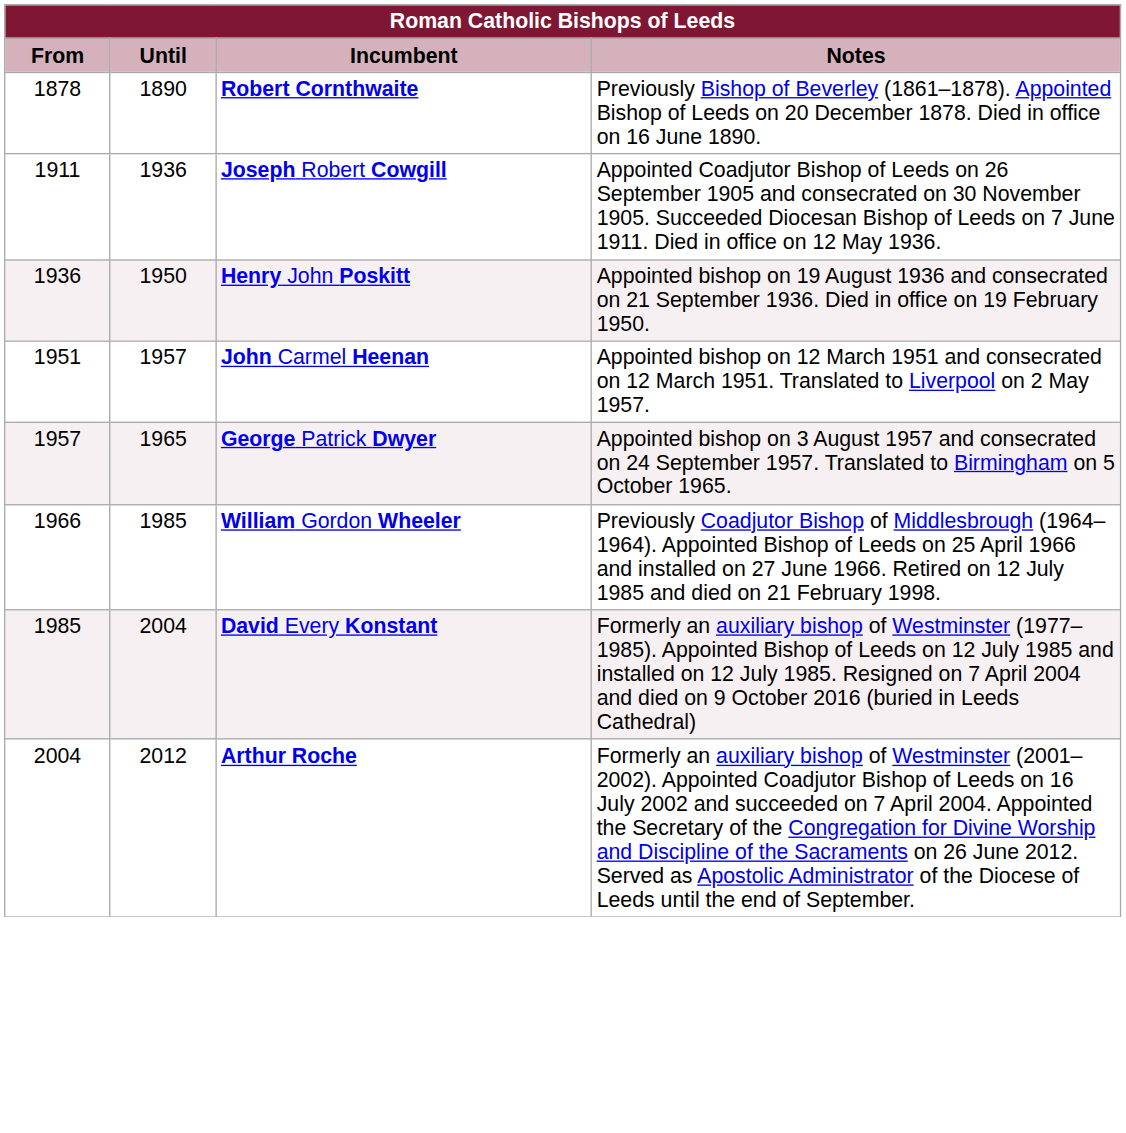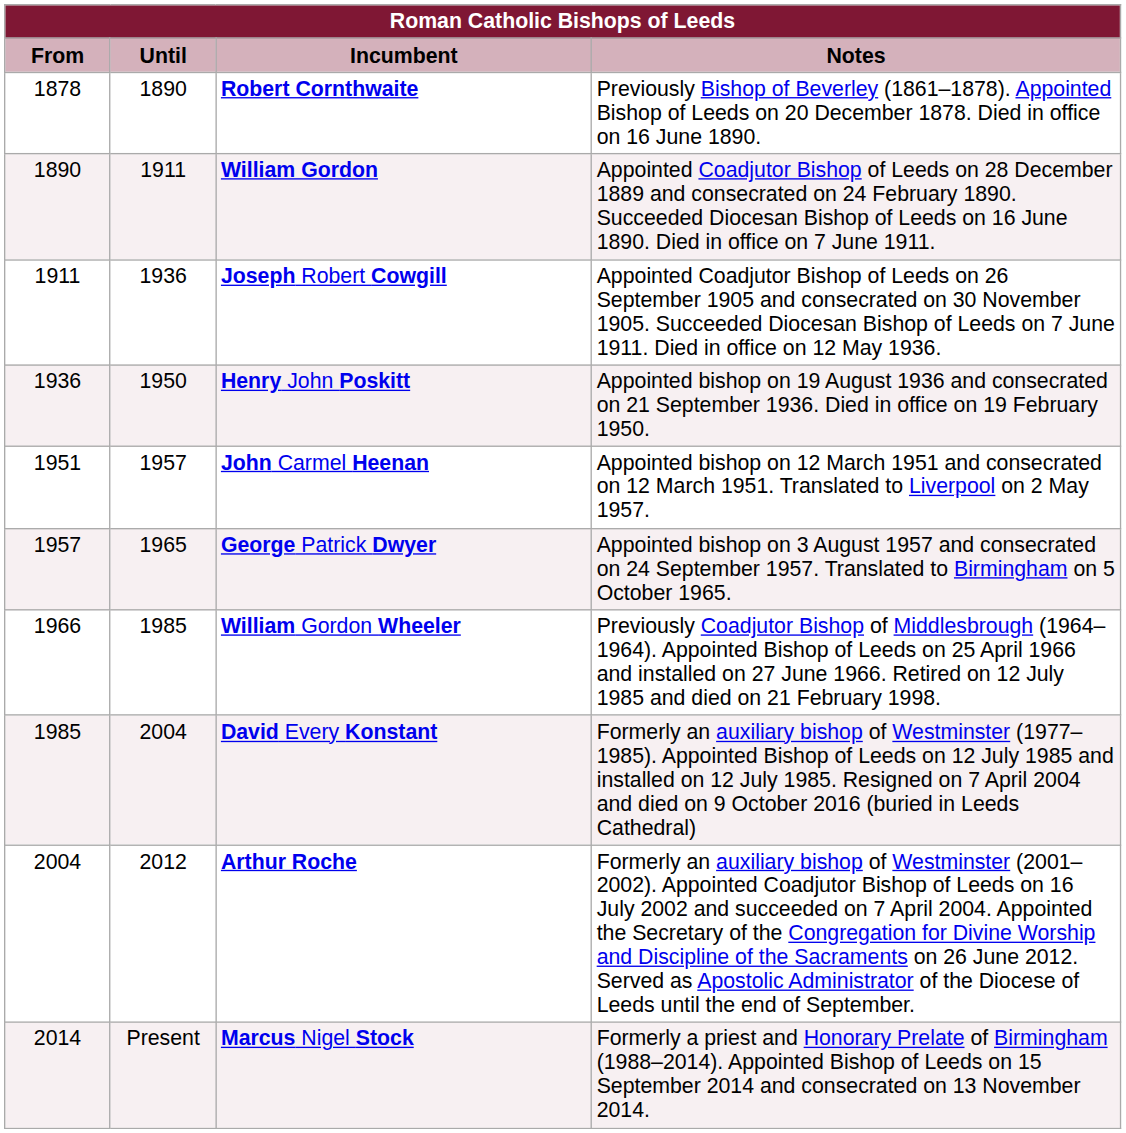+ row: (299, 170)
+ row: (317, 1038)
